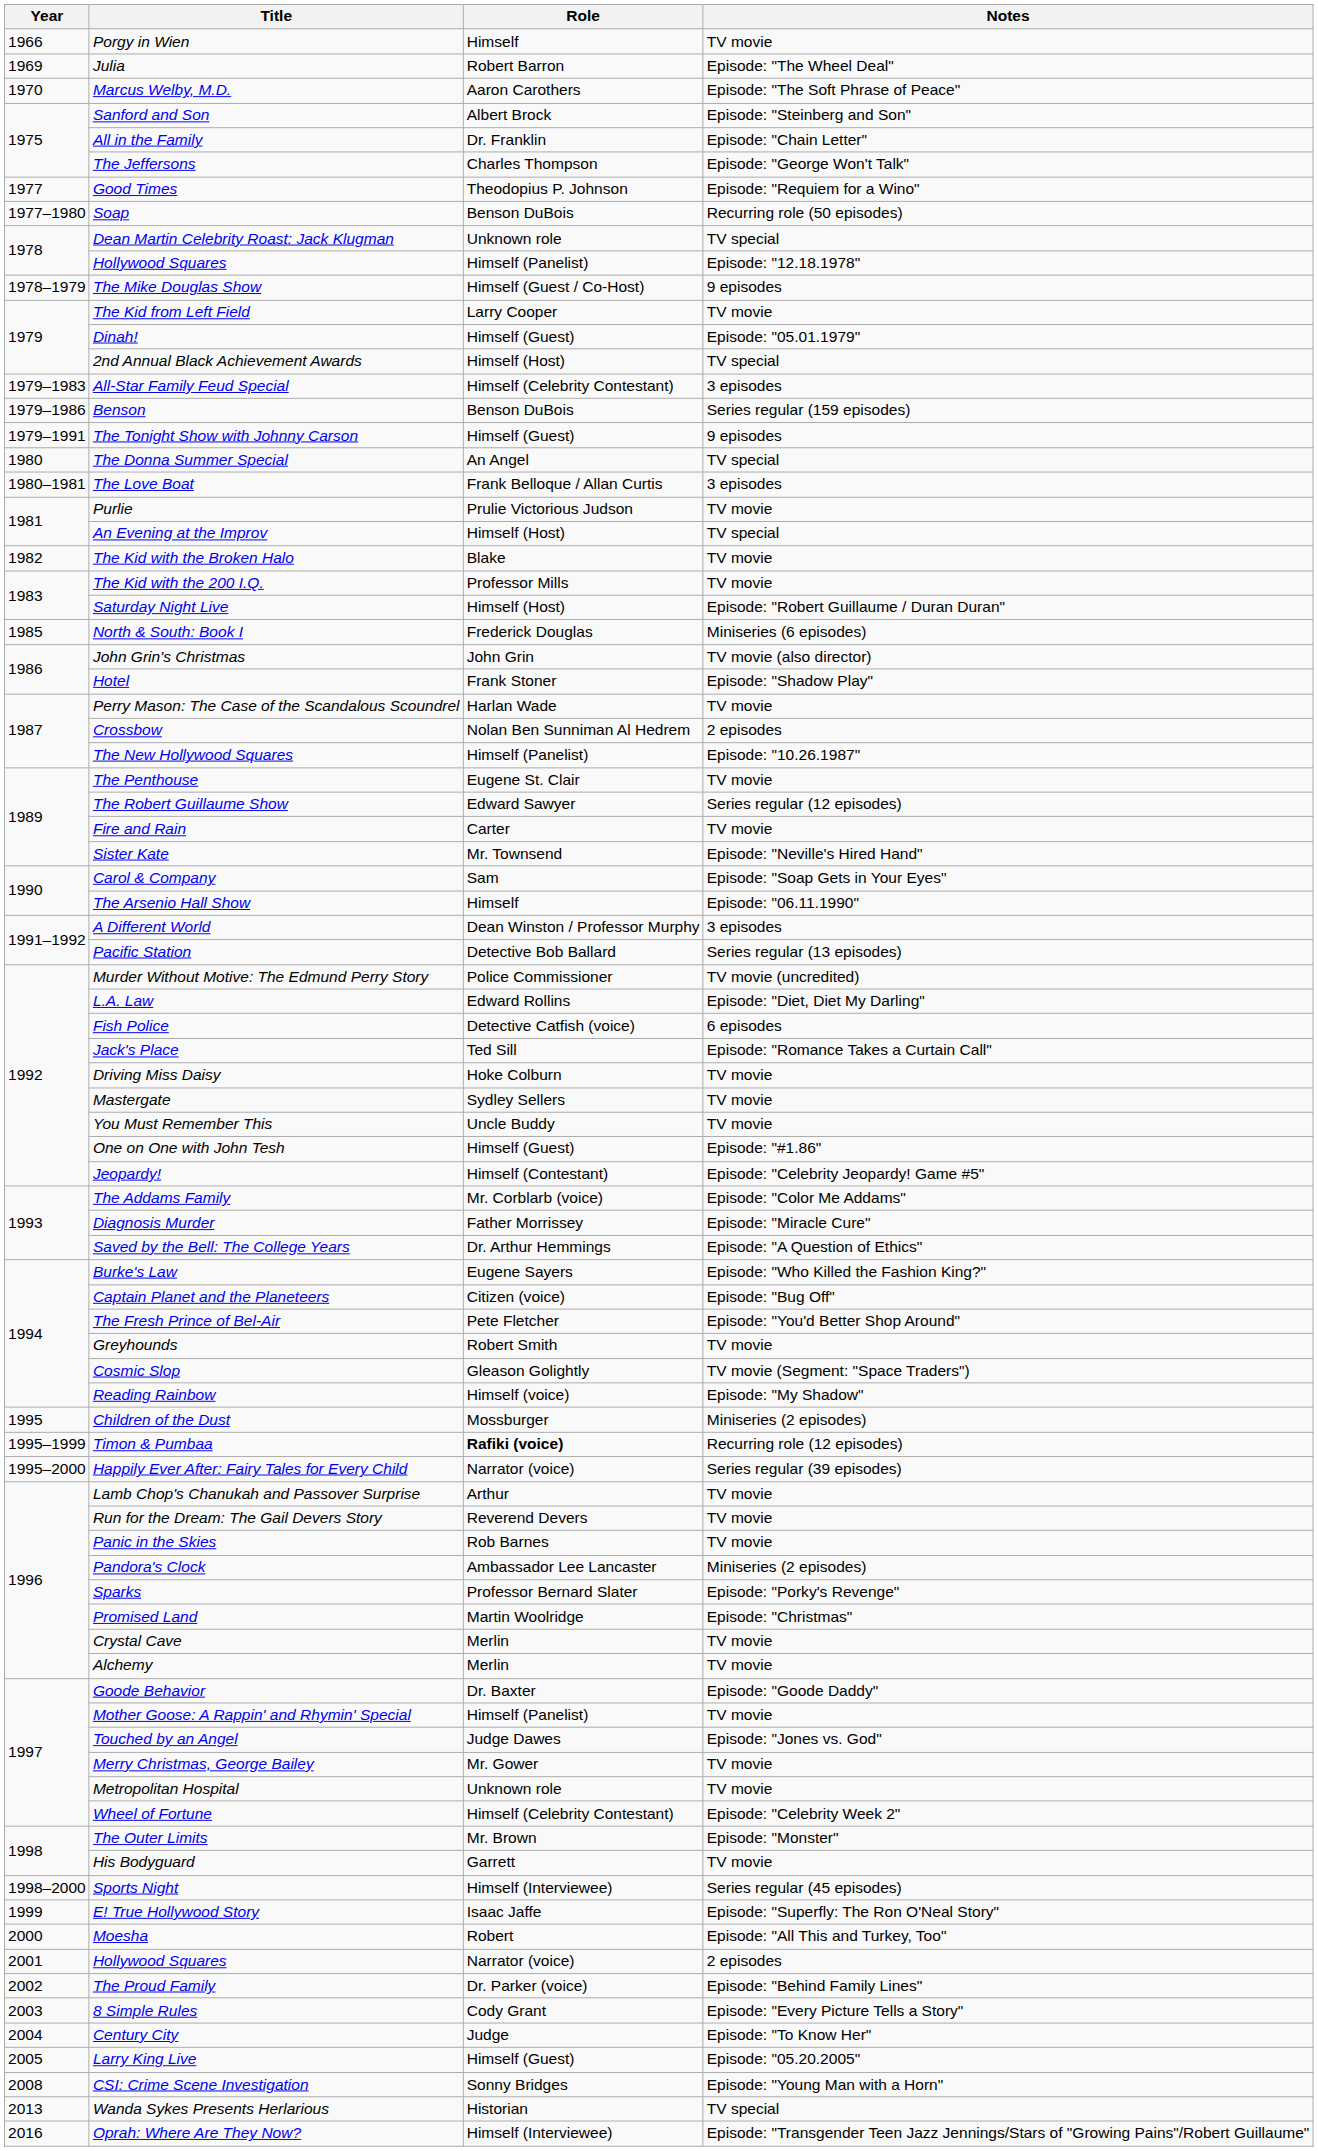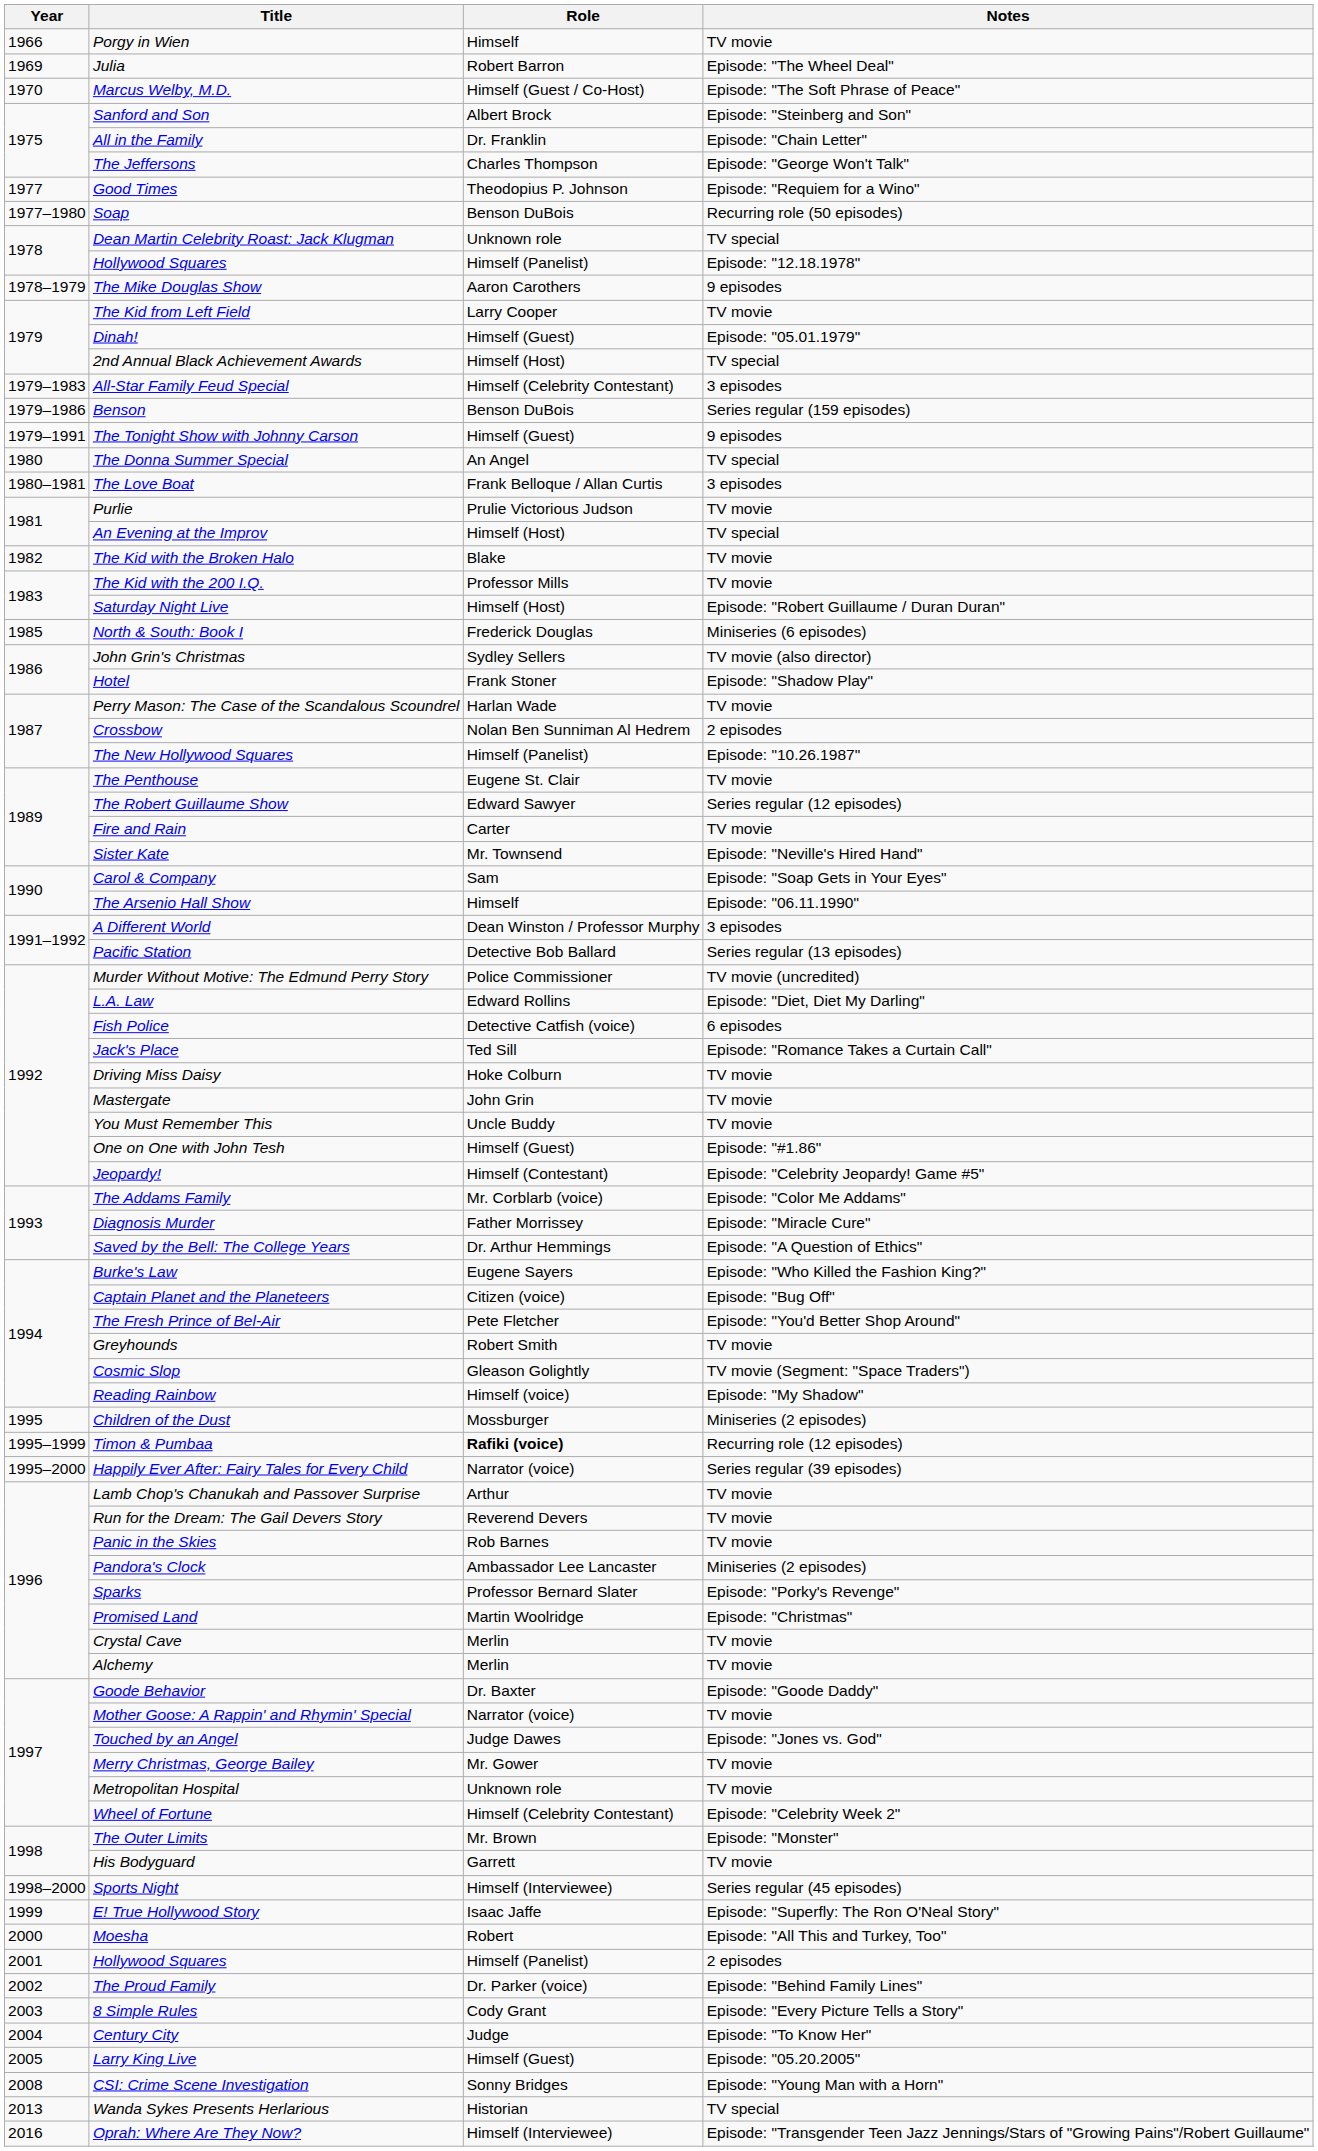(524, 90) Aaron Carothers -> (556, 90) Himself (Guest / Co-Host)
(556, 287) Himself (Guest / Co-Host) -> (524, 287) Aaron Carothers
(500, 656) John Grin -> (516, 656) Sydley Sellers
(516, 1099) Sydley Sellers -> (500, 1099) John Grin
(528, 1715) Himself (Panelist) -> (521, 1715) Narrator (voice)
(521, 1961) Narrator (voice) -> (528, 1961) Himself (Panelist)
